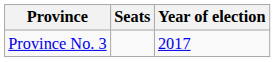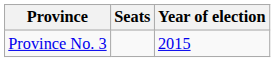(174, 43) 2017 -> (174, 43) 2015
